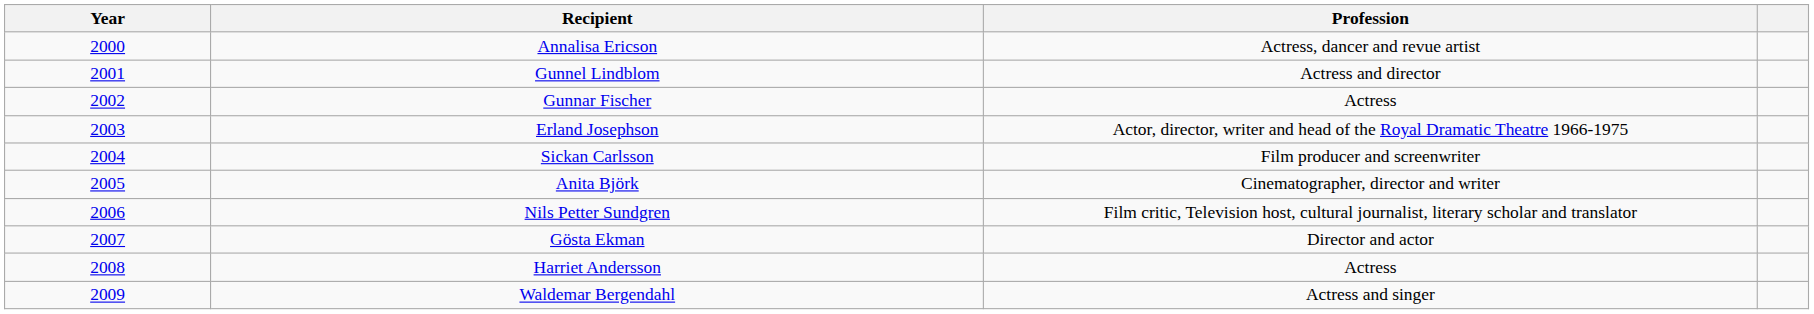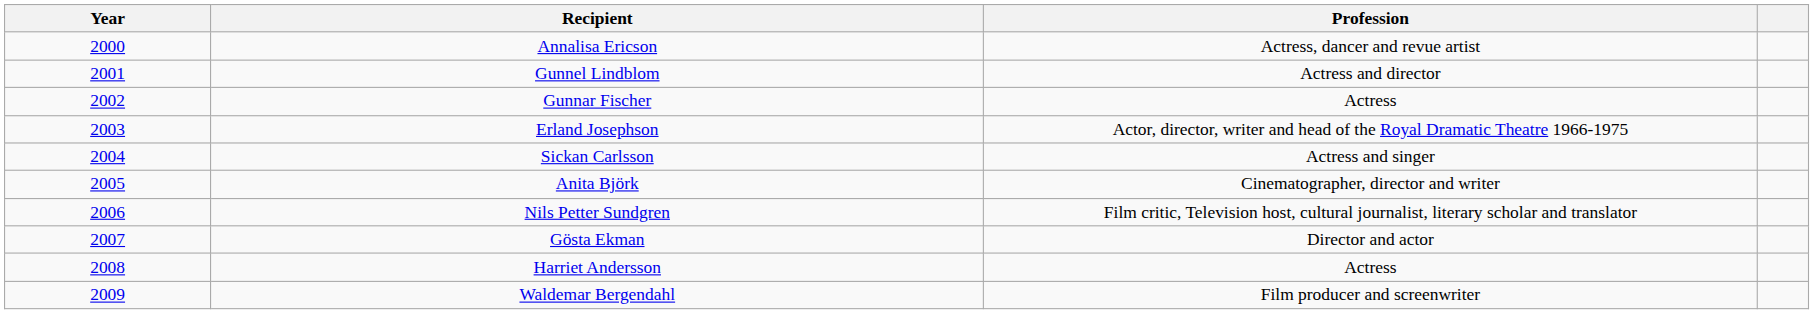(1370, 156) Film producer and screenwriter -> (1370, 156) Actress and singer
(1370, 294) Actress and singer -> (1370, 294) Film producer and screenwriter
